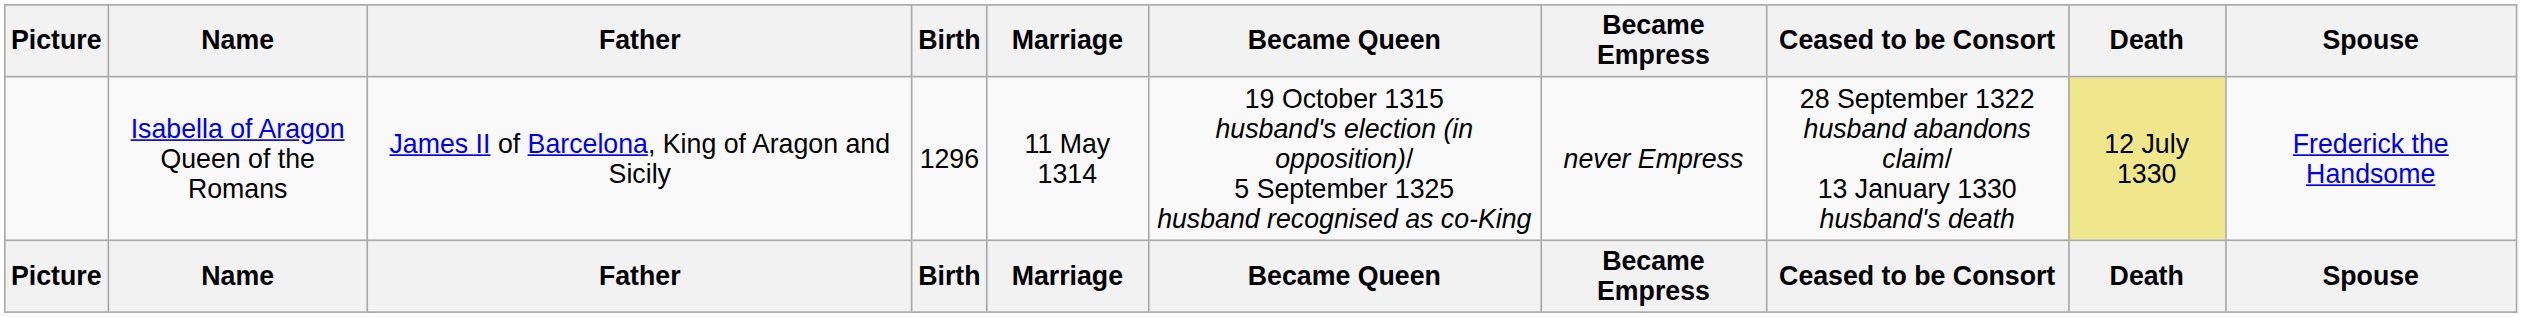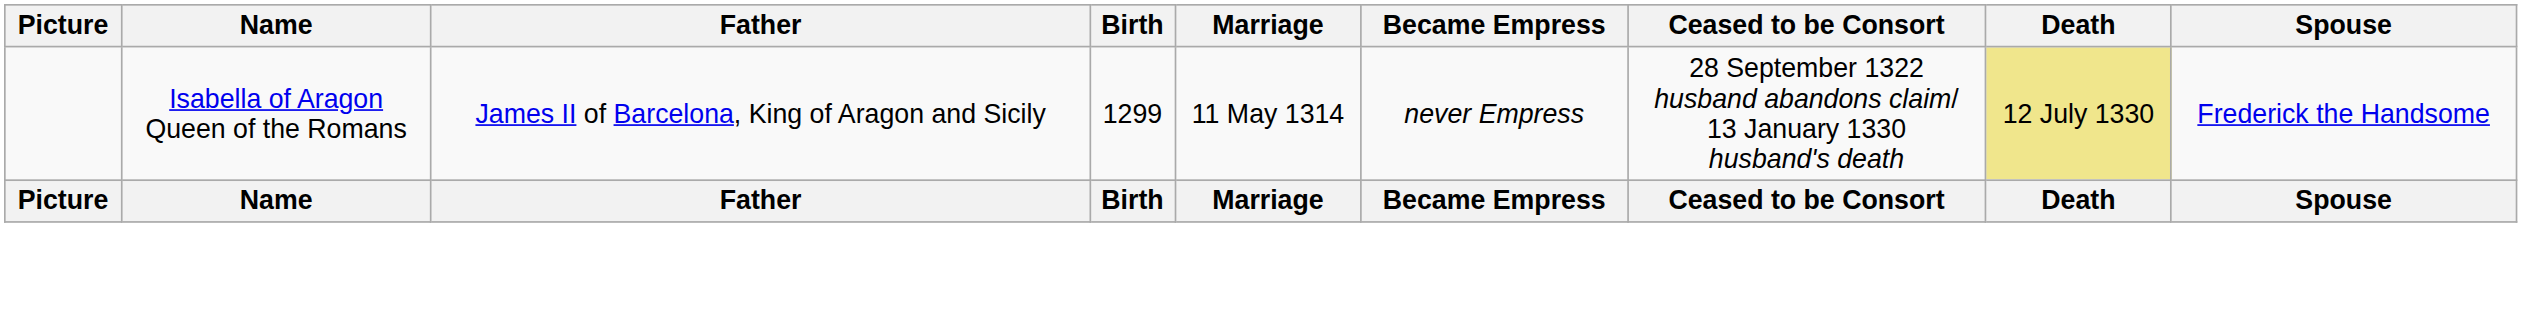- column: (1344, 40)
(949, 158) 1296 -> (1132, 113) 1299
